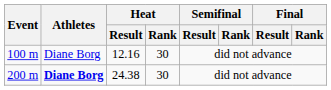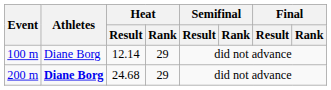(126, 55) 12.16 -> (126, 55) 12.14
(162, 55) 30 -> (162, 55) 29
(126, 75) 24.38 -> (126, 75) 24.68
(162, 75) 30 -> (162, 75) 29
